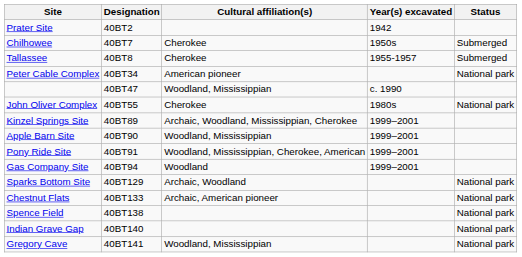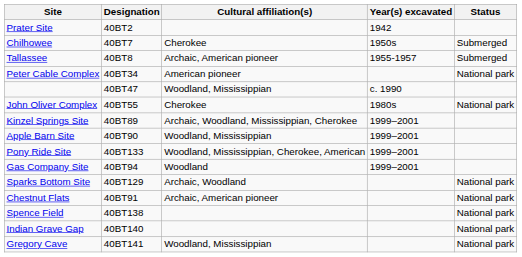(185, 58) Cherokee -> (221, 58) Archaic, American pioneer
(121, 151) 40BT91 -> (124, 151) 40BT133
(124, 197) 40BT133 -> (121, 197) 40BT91
